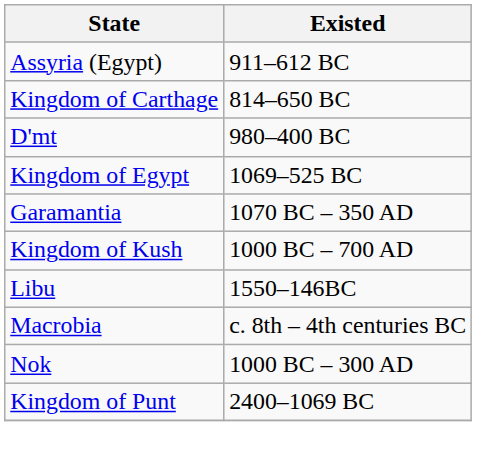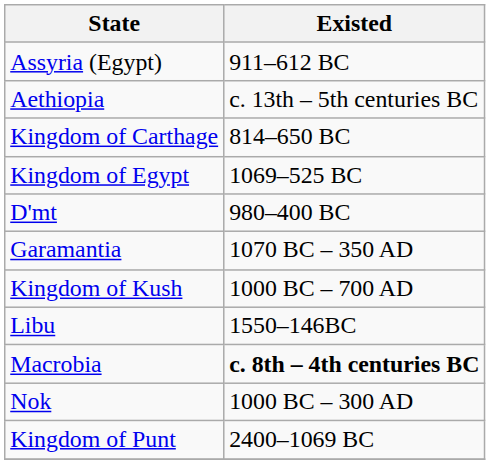+ row: (57, 99)
rows swapped: (34, 136) <-> (100, 174)
(348, 325) normal -> (354, 363) bold
